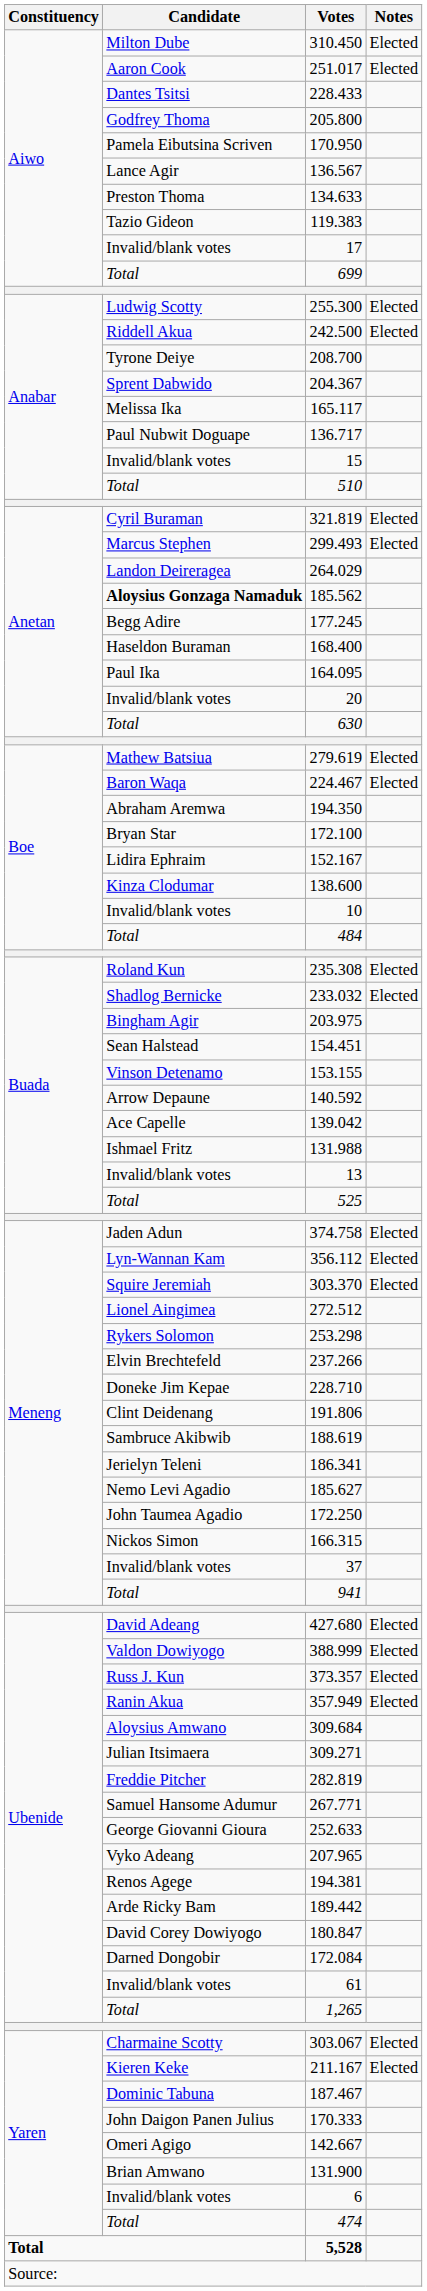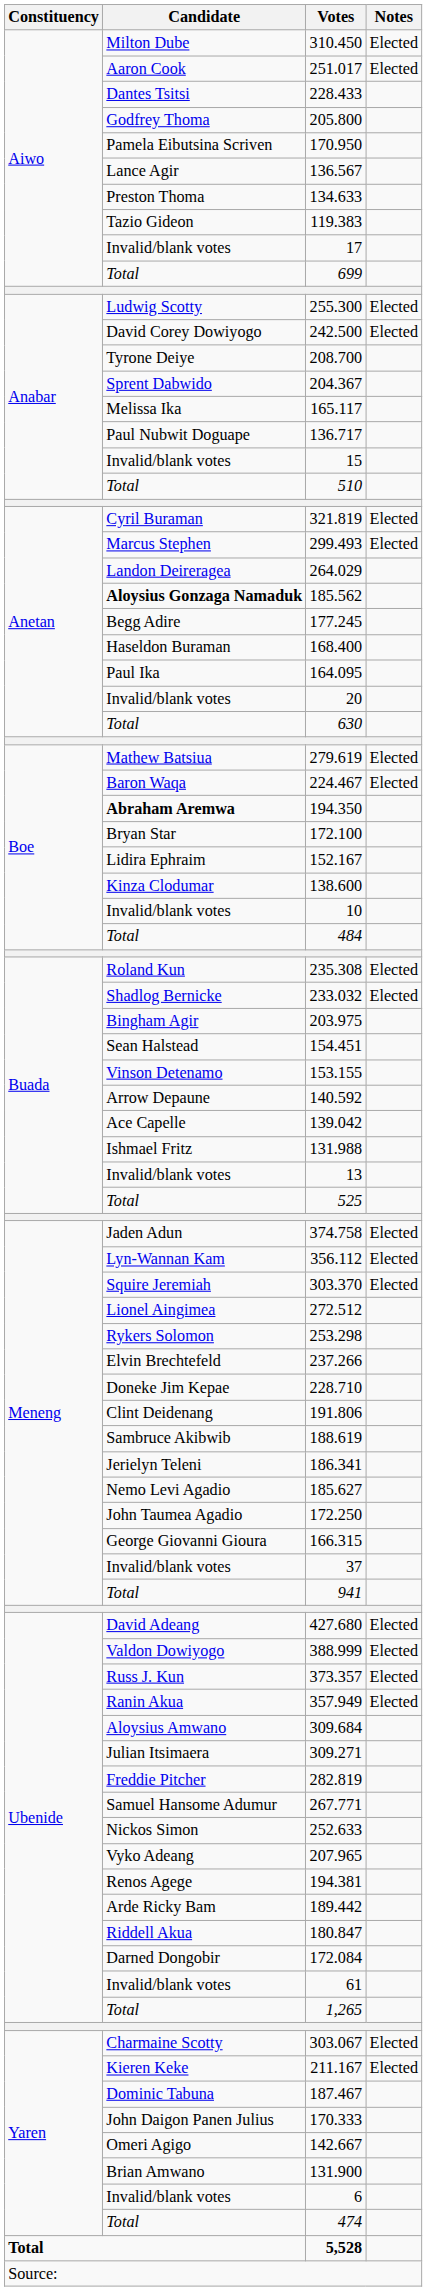(149, 332) Riddell Akua -> (184, 332) David Corey Dowiyogo
(166, 808) normal -> (171, 808) bold
(152, 1541) Nickos Simon -> (187, 1541) George Giovanni Gioura
(187, 1830) George Giovanni Gioura -> (152, 1830) Nickos Simon
(184, 1932) David Corey Dowiyogo -> (149, 1932) Riddell Akua
